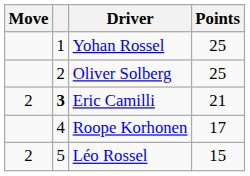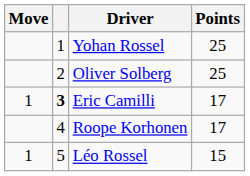(29, 100) 2 -> (29, 100) 1
(218, 100) 21 -> (218, 100) 17
(29, 155) 2 -> (29, 155) 1
